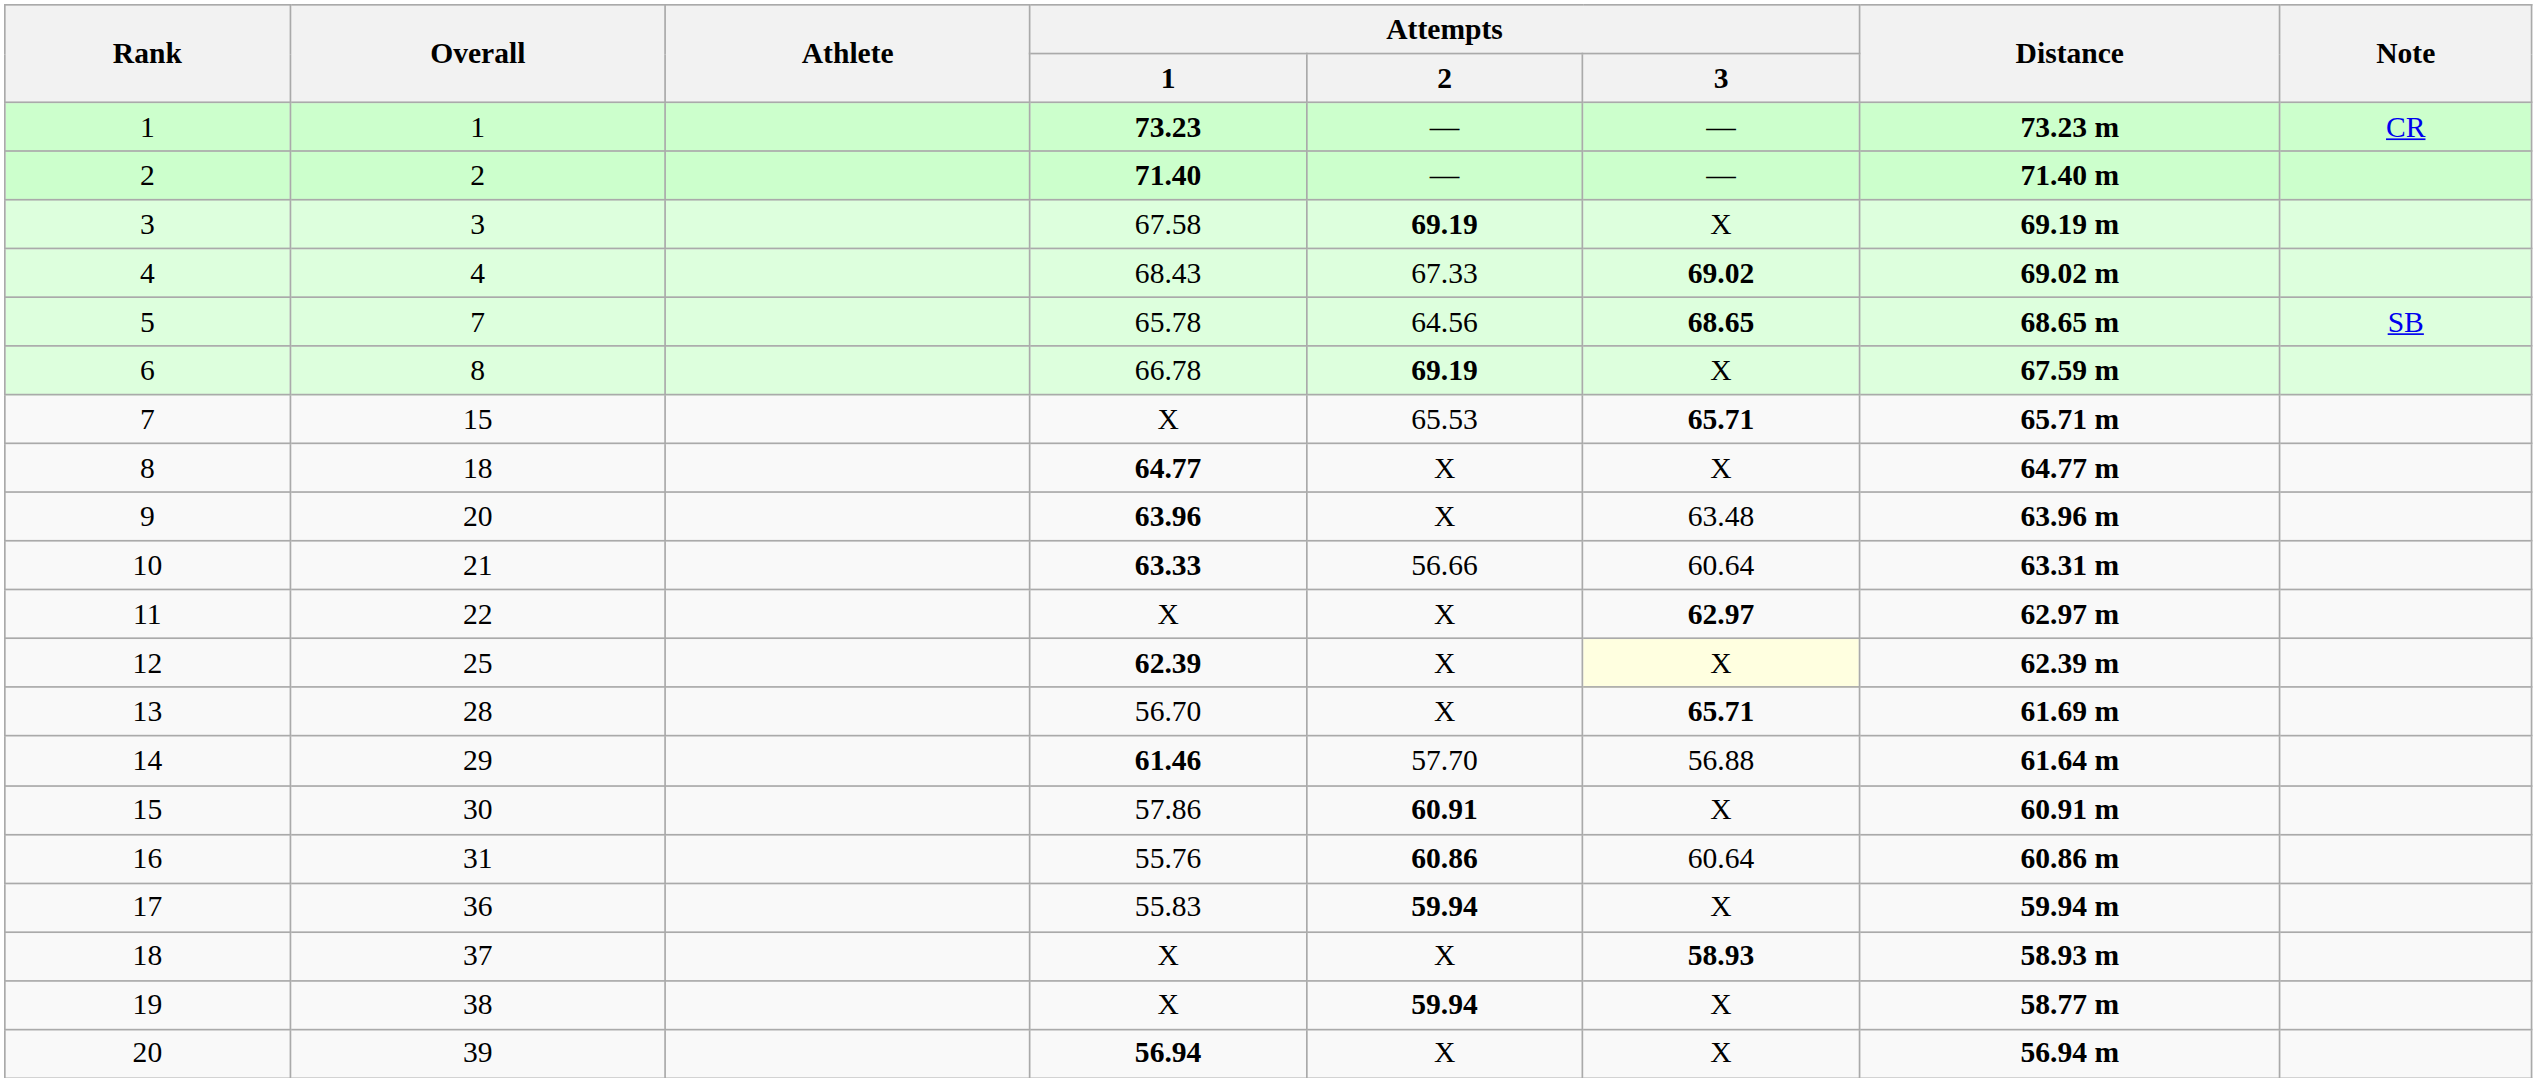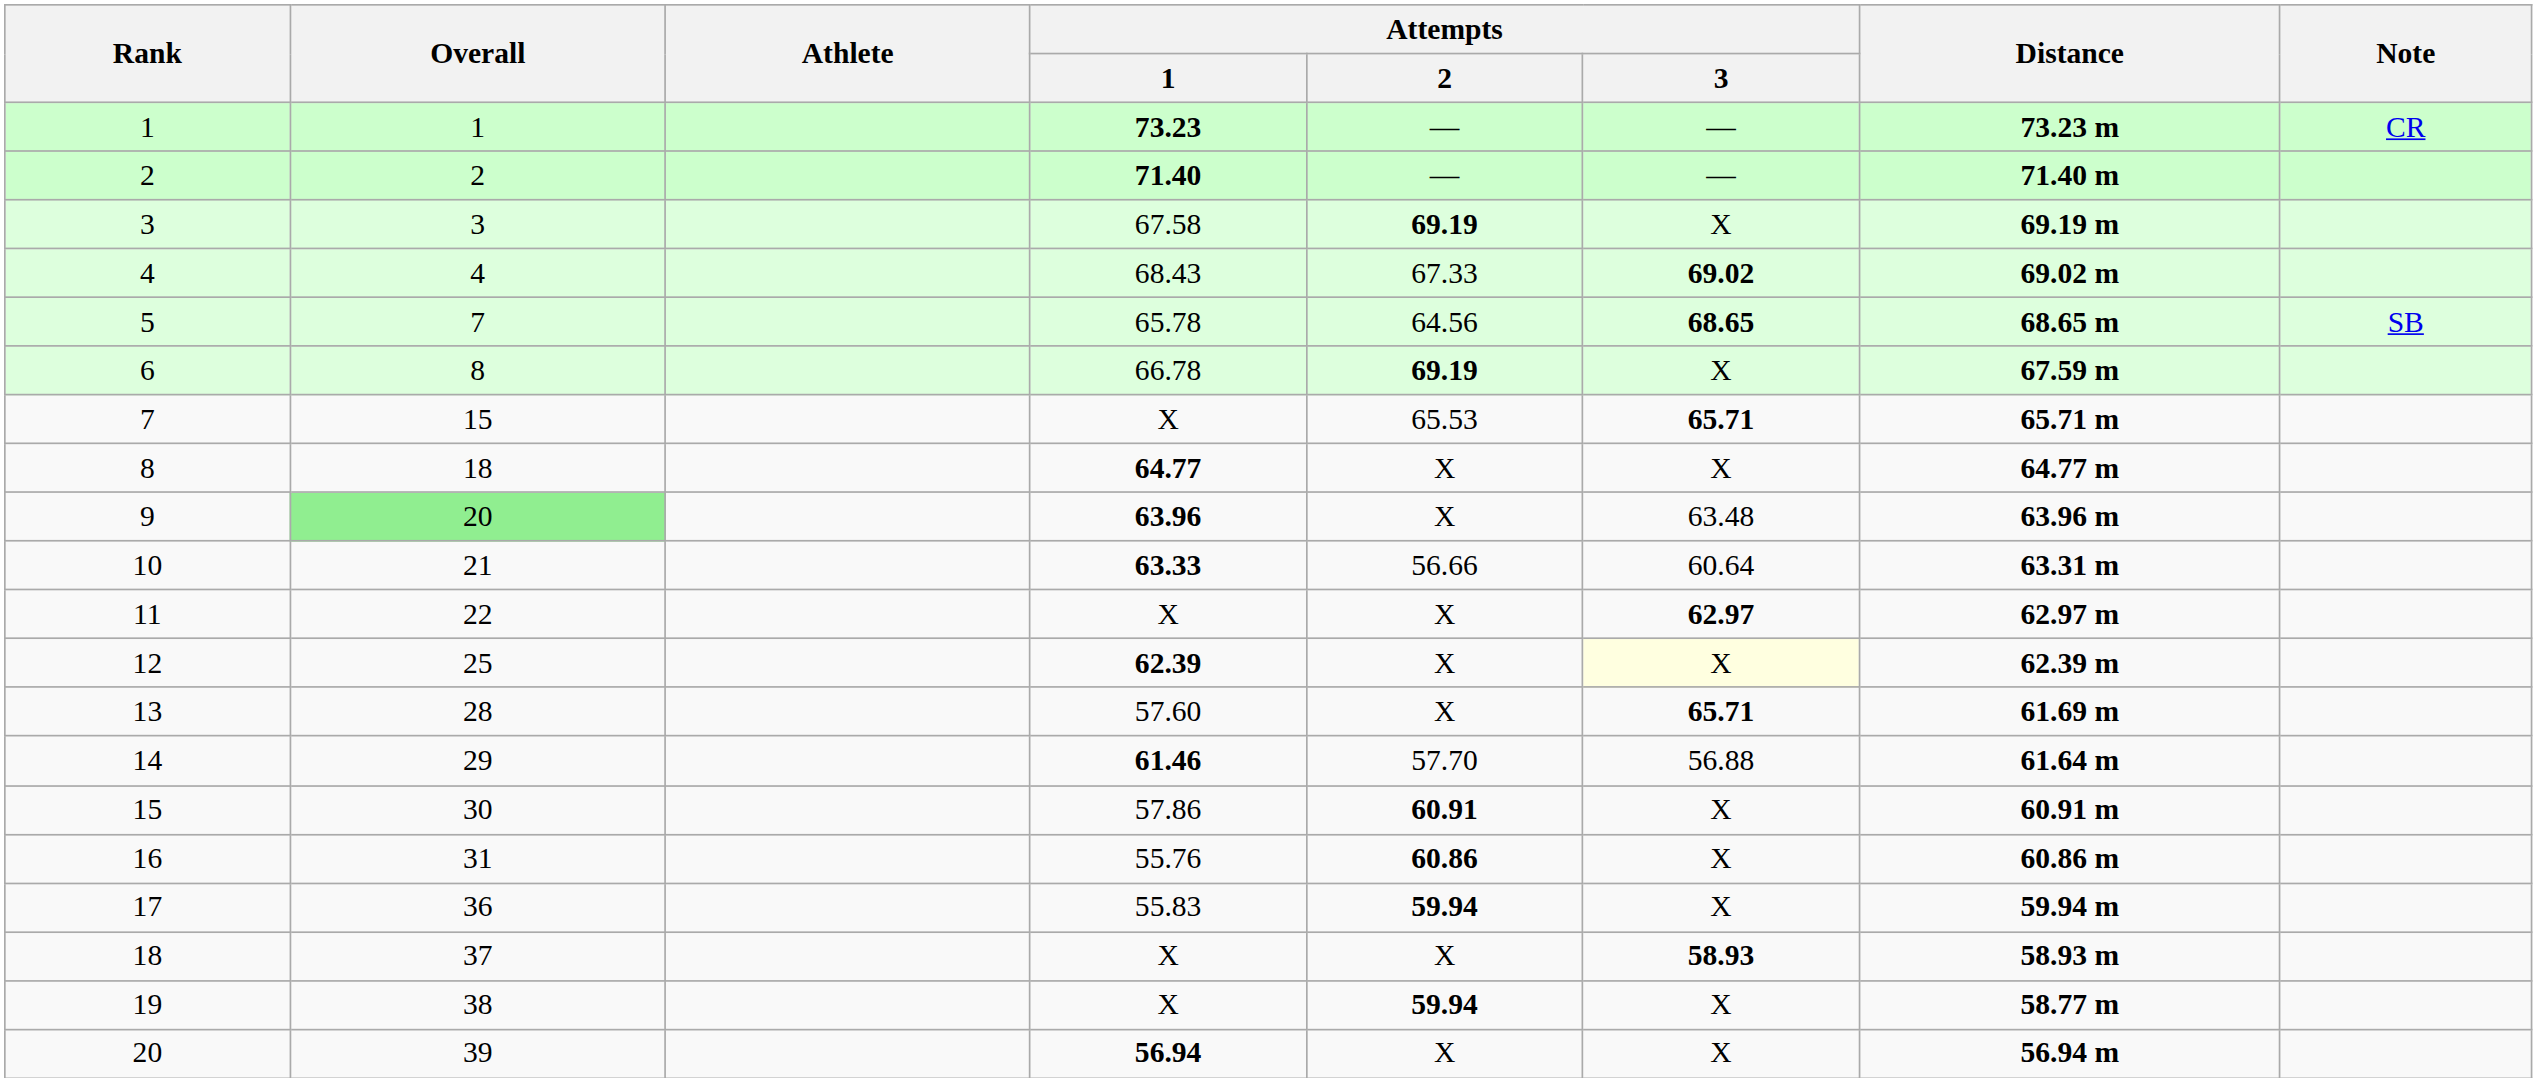(478, 516) no background -> (478, 516) lightgreen background
(1168, 711) 56.70 -> (1168, 711) 57.60
(1721, 857) 60.64 -> (1721, 857) X
